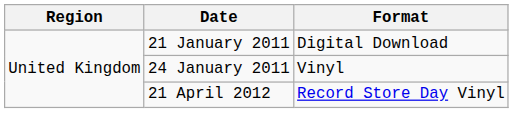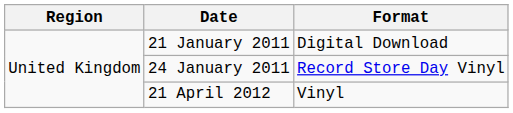(321, 69) Vinyl -> (401, 69) Record Store Day Vinyl
(401, 94) Record Store Day Vinyl -> (321, 94) Vinyl
